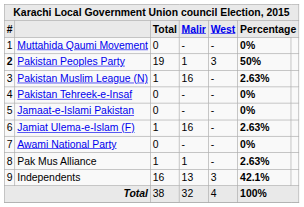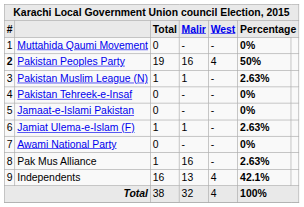(184, 62) 1 -> (187, 62) 16
(214, 62) 3 -> (214, 62) 4
(187, 78) 16 -> (184, 78) 1
(187, 128) 16 -> (184, 128) 1
(184, 161) 1 -> (187, 161) 16
(214, 177) 3 -> (214, 177) 4
